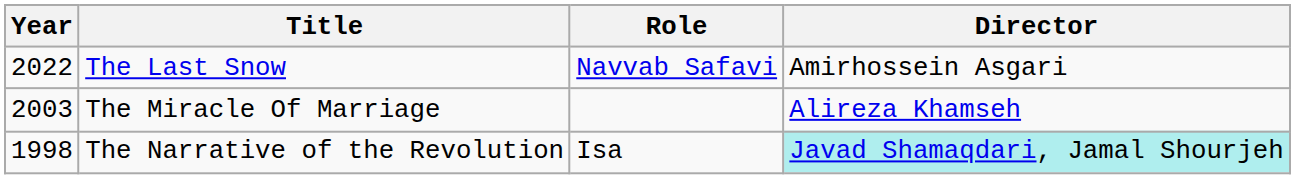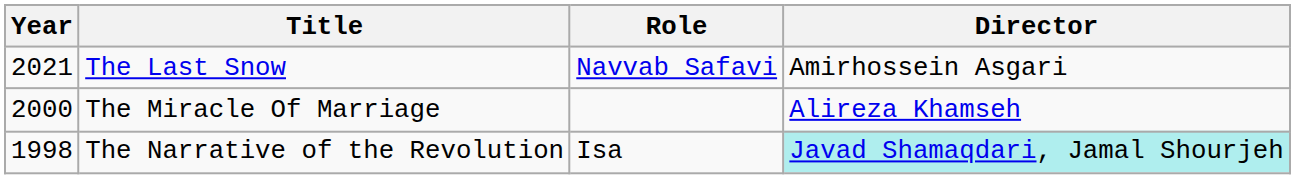(42, 68) 2022 -> (42, 68) 2021
(42, 110) 2003 -> (42, 110) 2000
